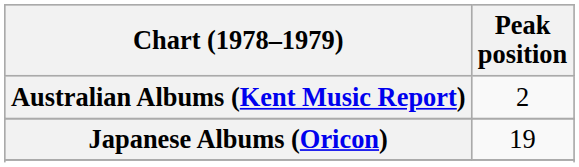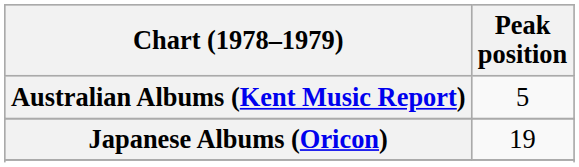(523, 97) 2 -> (523, 97) 5
